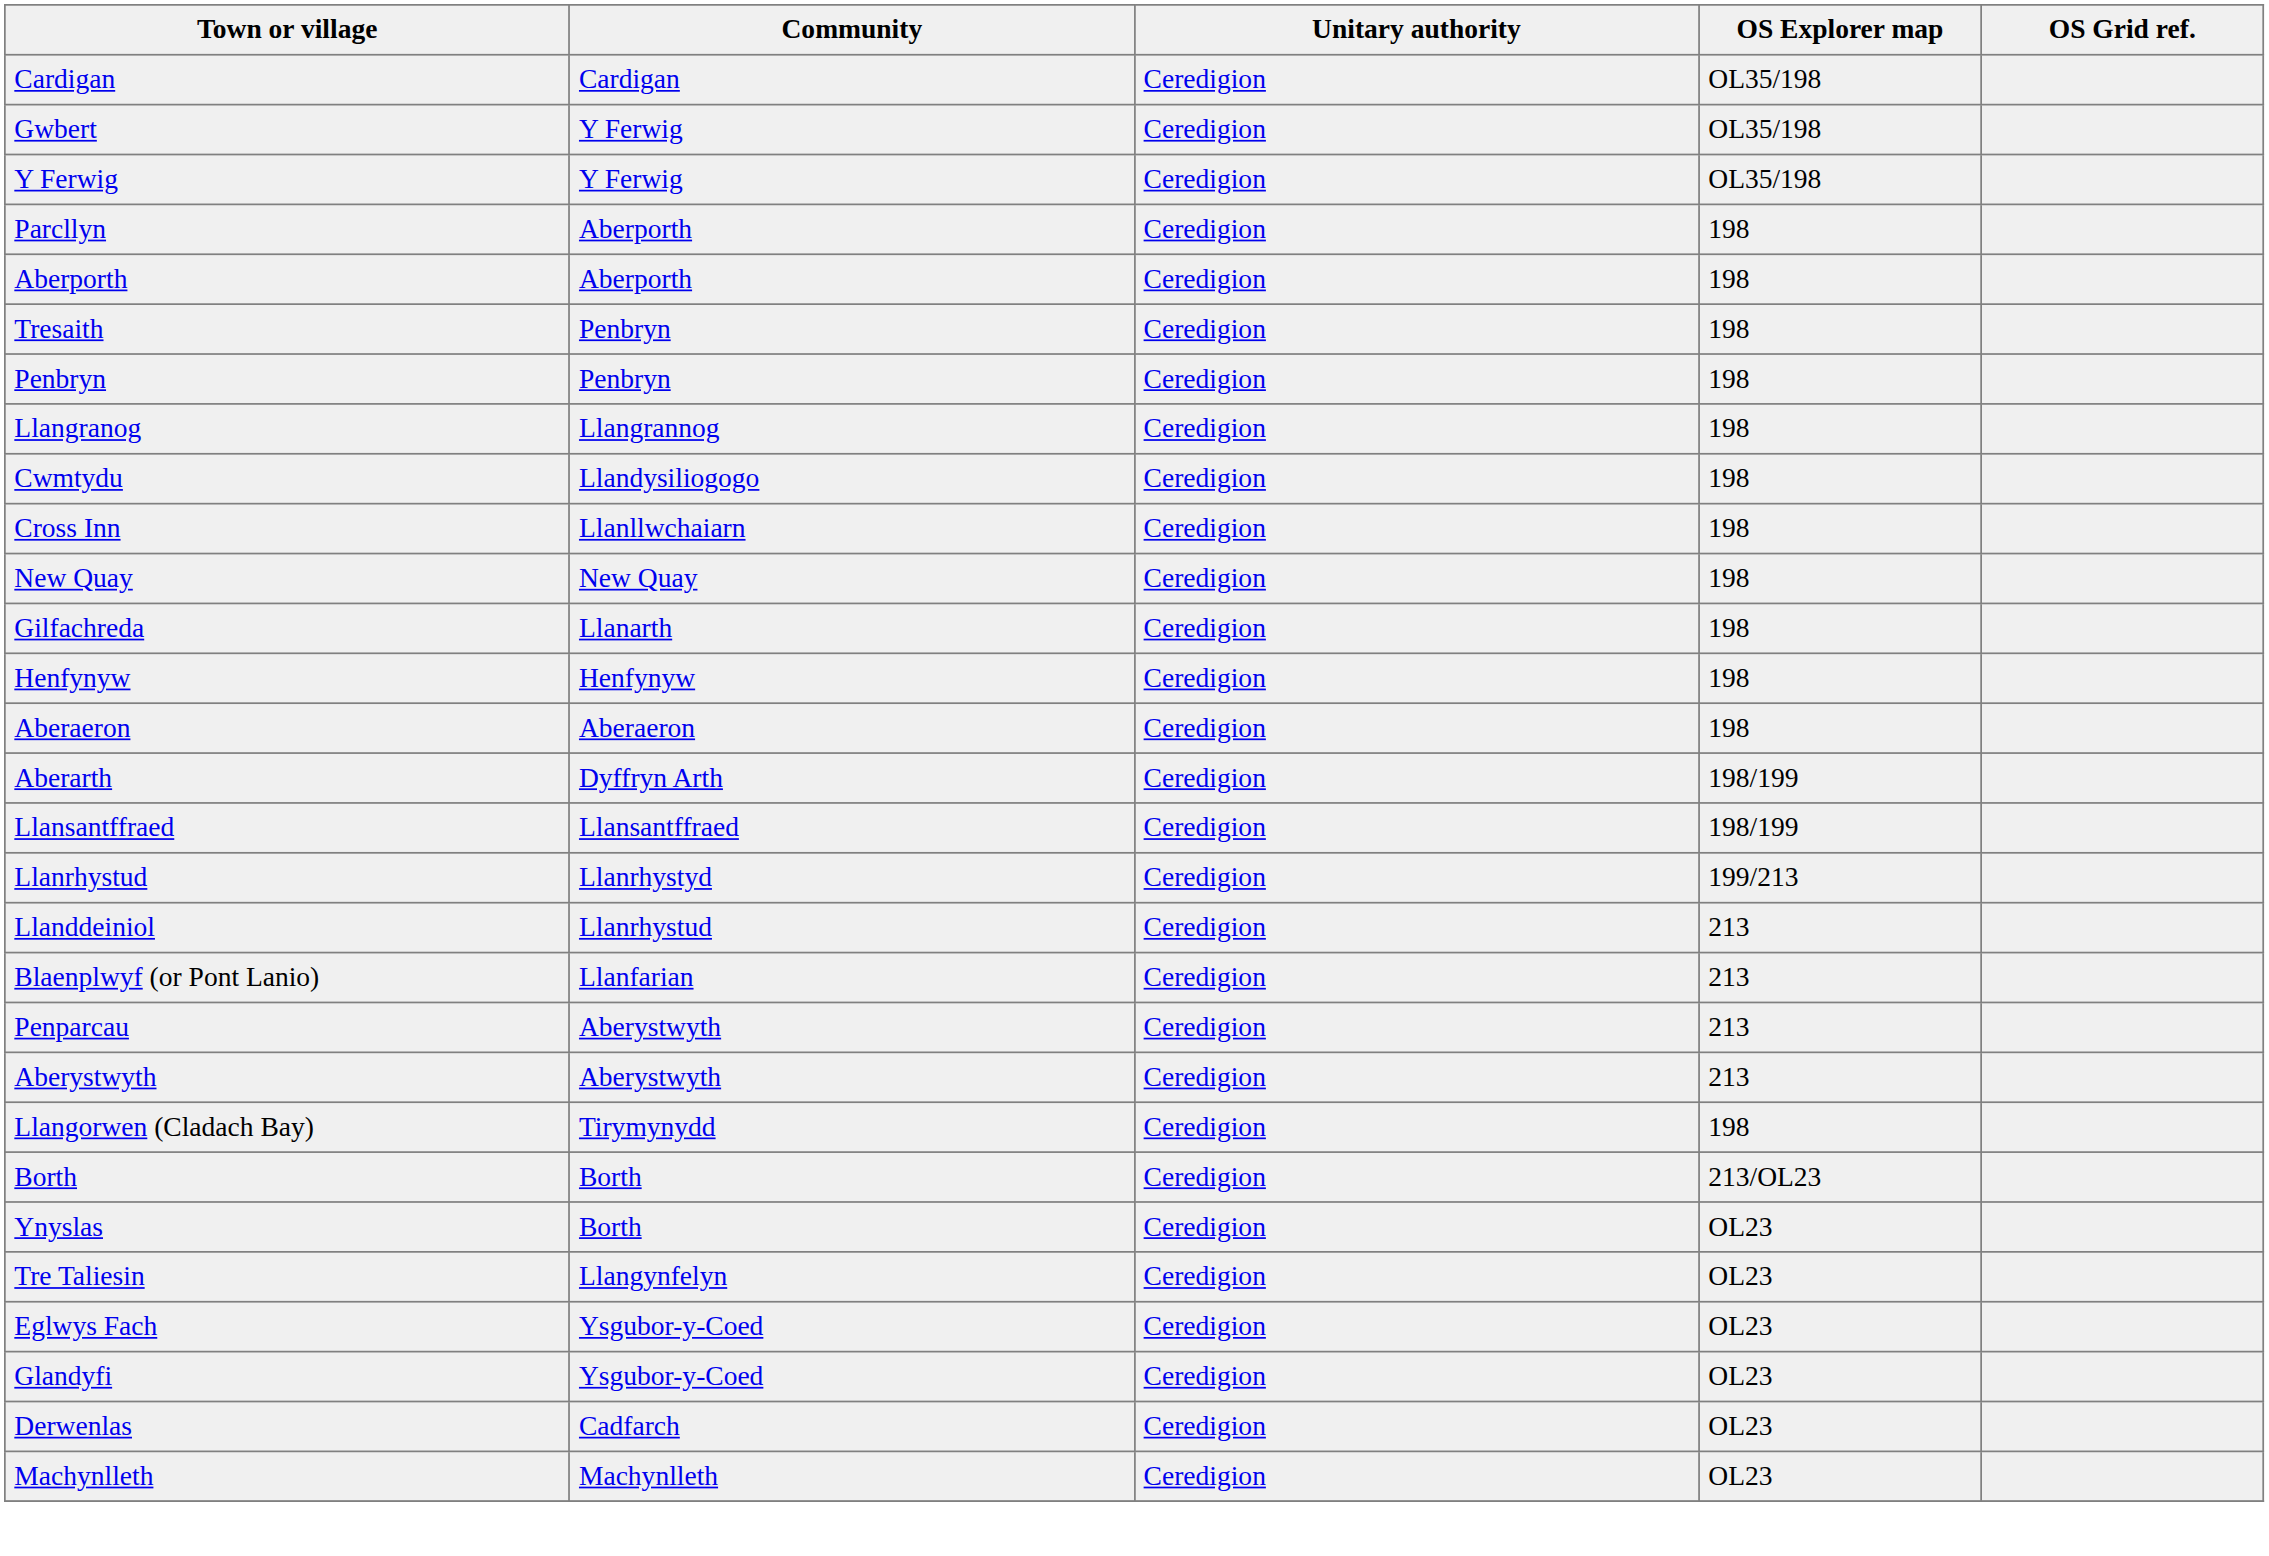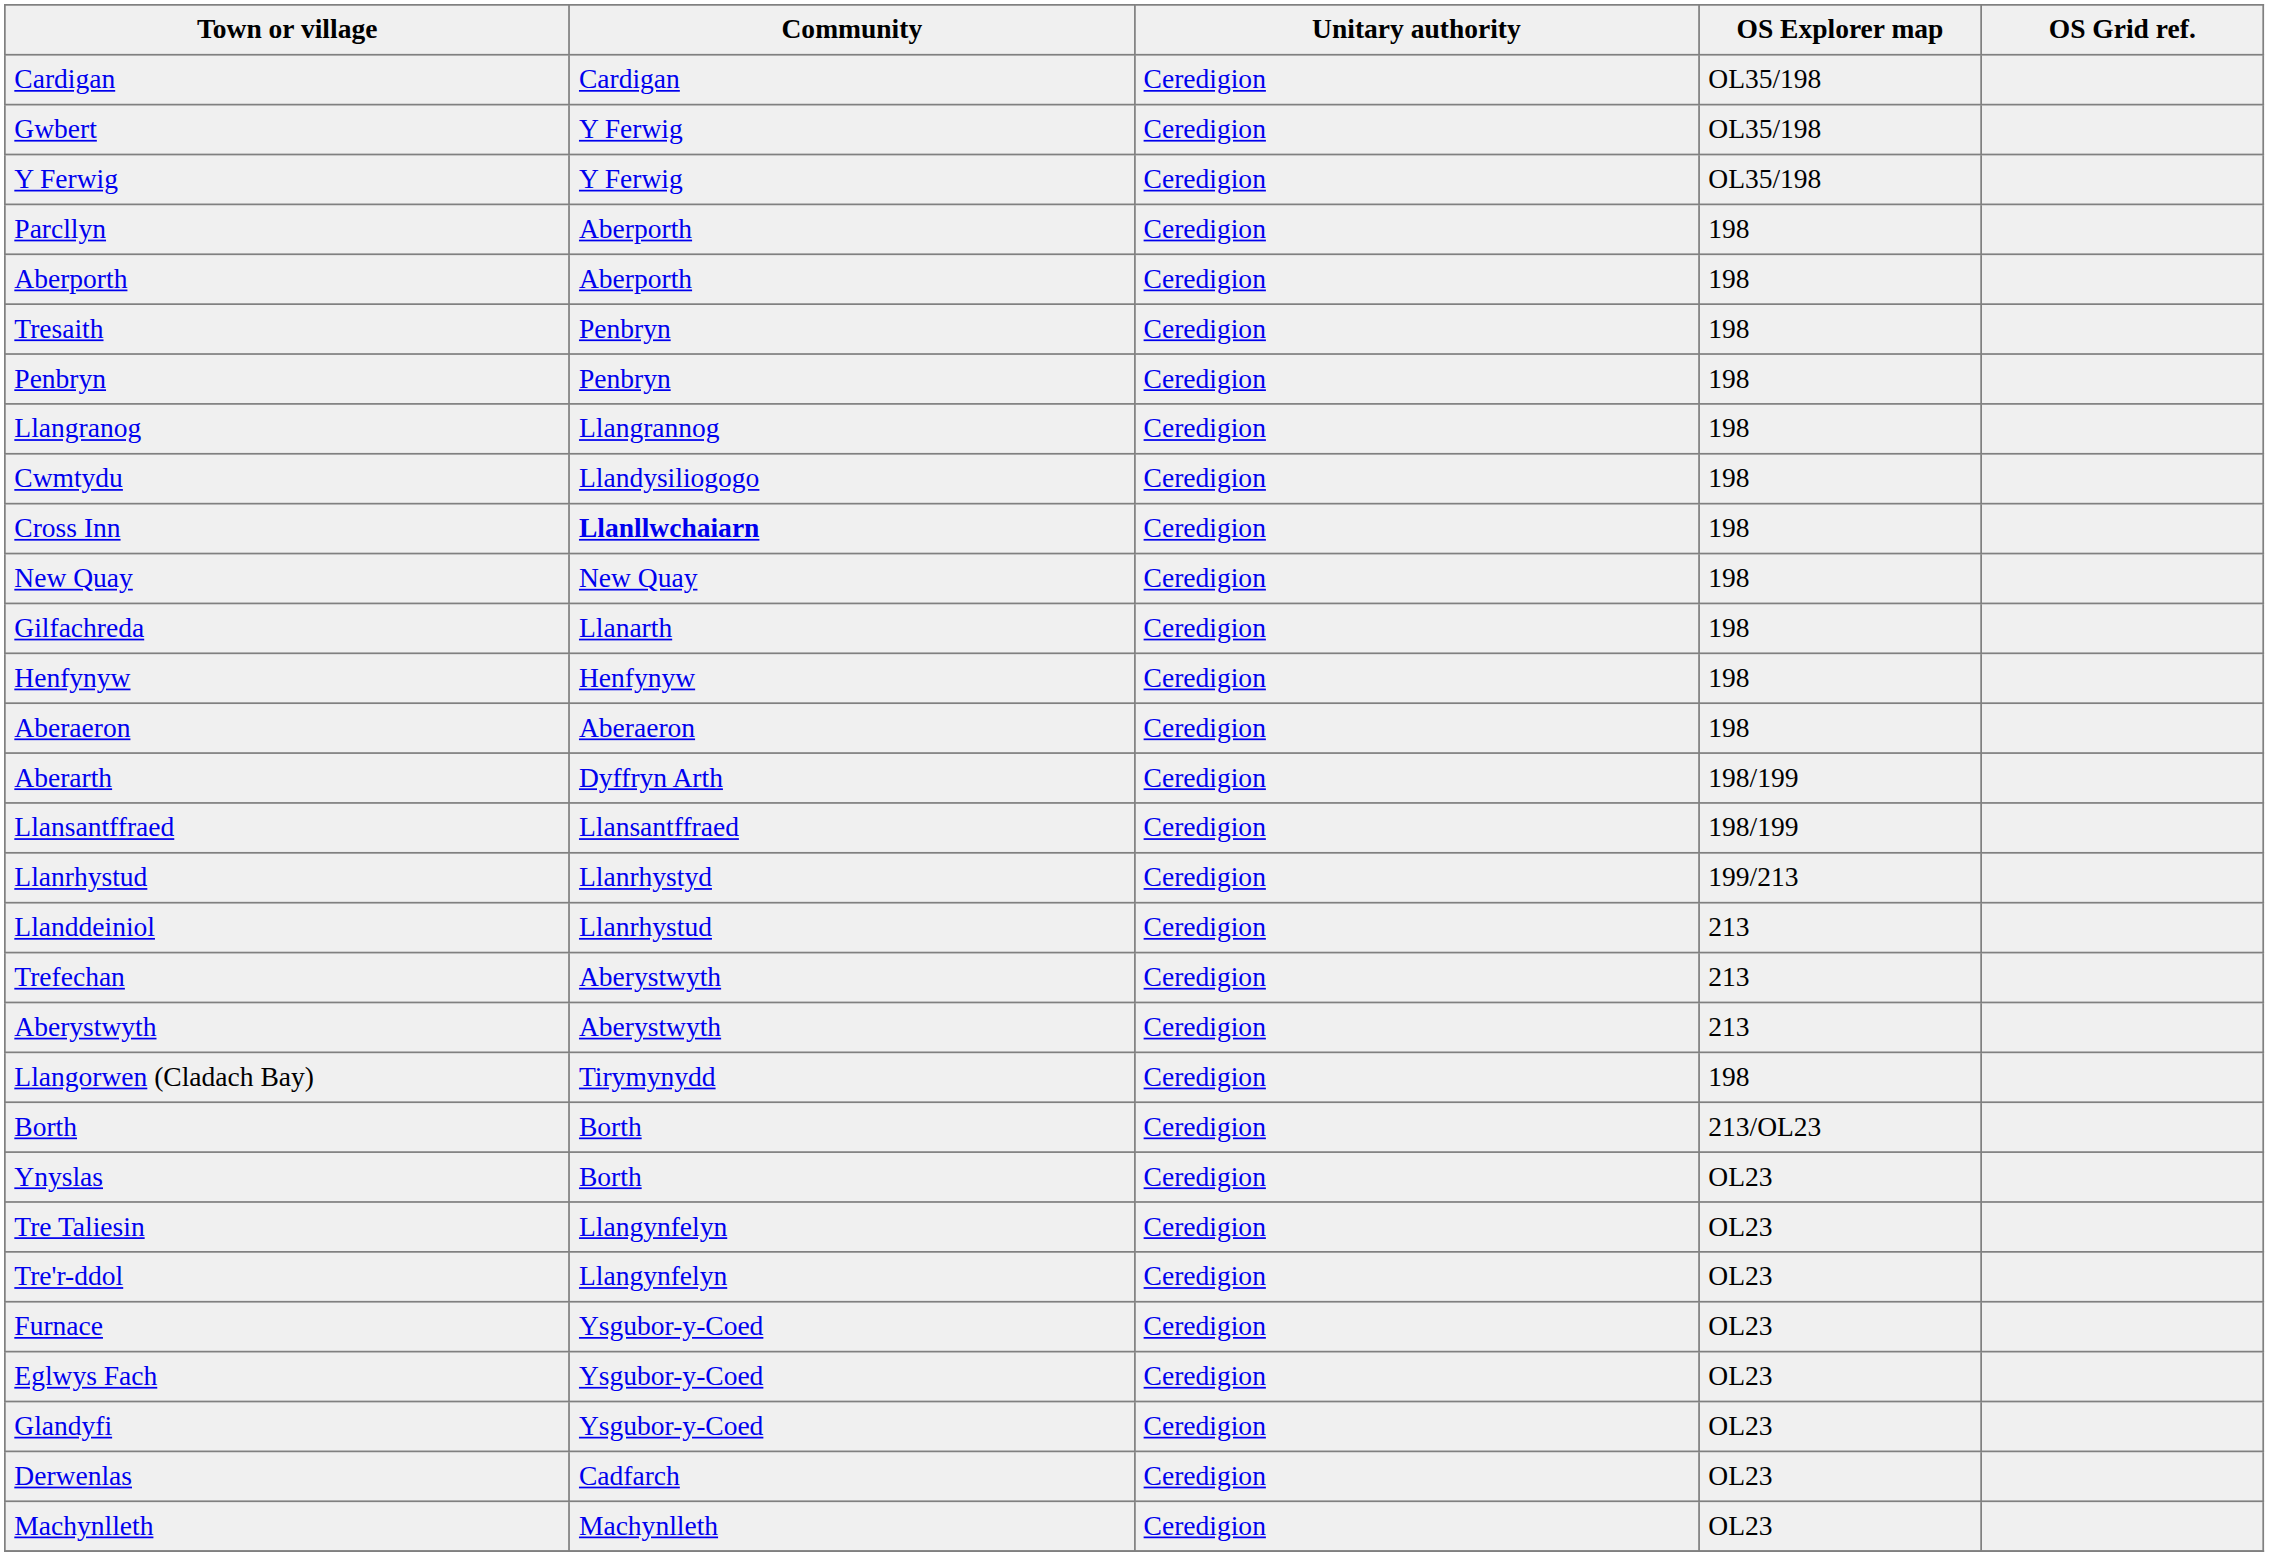(662, 528) normal -> (669, 528) bold
- row: (167, 977)
- row: (72, 1027)
+ row: (70, 977)
+ row: (69, 1276)
+ row: (59, 1326)
